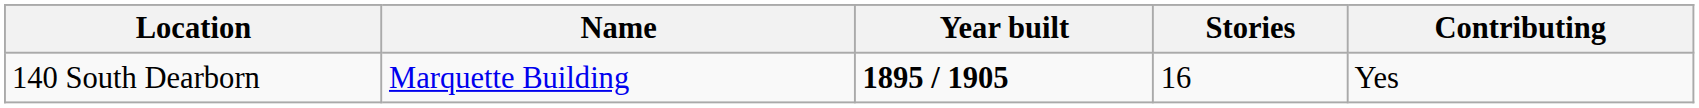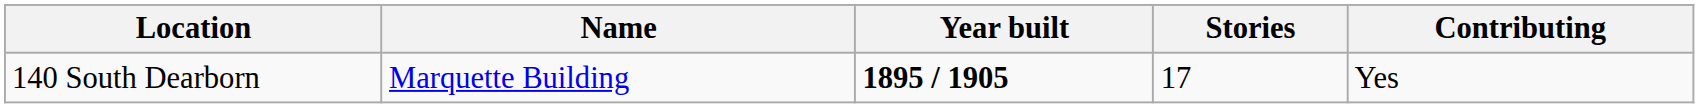(1176, 77) 16 -> (1176, 77) 17
